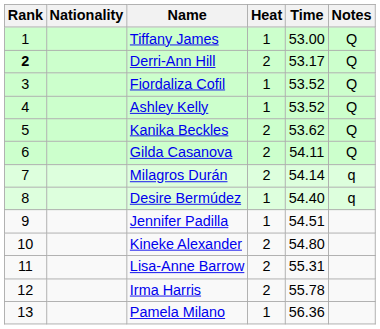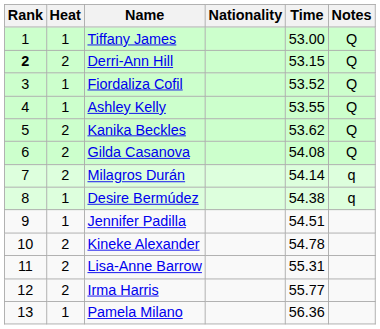columns swapped: (267, 15) <-> (86, 15)
(307, 61) 53.17 -> (307, 61) 53.15
(307, 107) 53.52 -> (307, 107) 53.55
(307, 152) 54.11 -> (307, 152) 54.08
(307, 198) 54.40 -> (307, 198) 54.38
(307, 244) 54.80 -> (307, 244) 54.78
(307, 289) 55.78 -> (307, 289) 55.77
